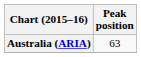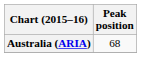(115, 43) 63 -> (115, 43) 68
